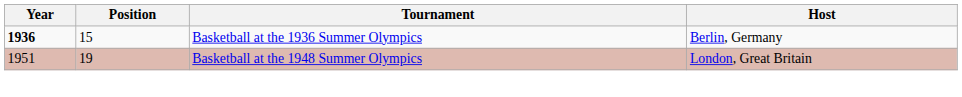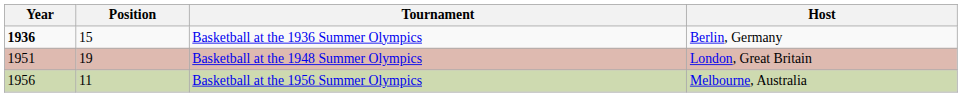+ row: (307, 80)
